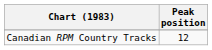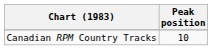(183, 38) 12 -> (183, 38) 10
